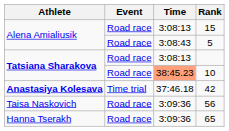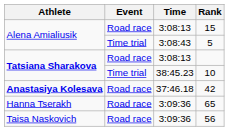(129, 43) Road race -> (127, 43) Time trial
(129, 73) Road race -> (127, 73) Time trial
(175, 73) lightsalmon background -> (175, 73) no background
(127, 89) Time trial -> (129, 89) Road race
rows swapped: (210, 104) <-> (210, 119)
